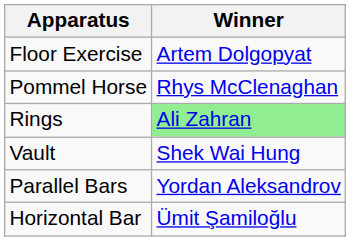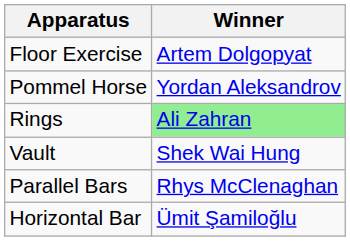(247, 86) Rhys McClenaghan -> (249, 86) Yordan Aleksandrov
(249, 185) Yordan Aleksandrov -> (247, 185) Rhys McClenaghan
